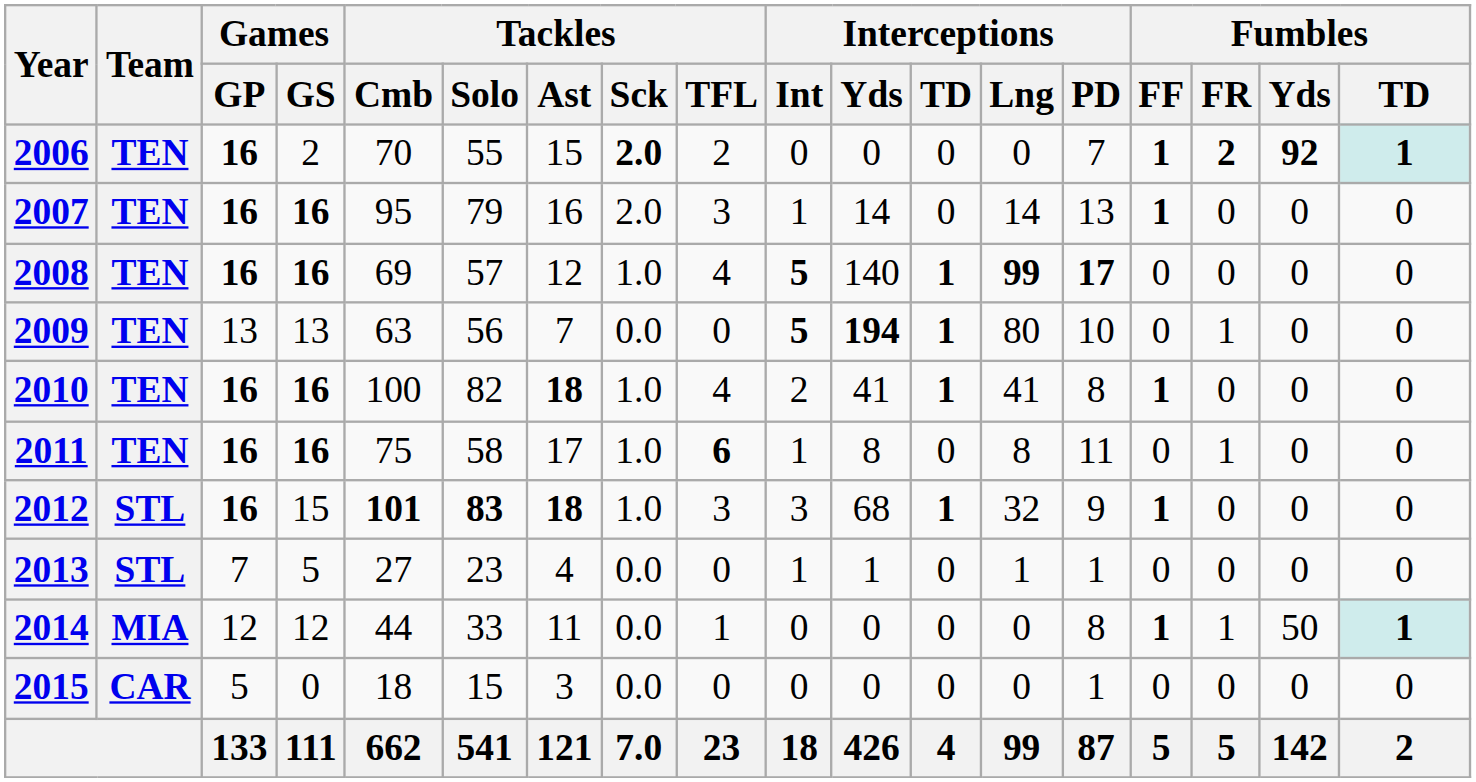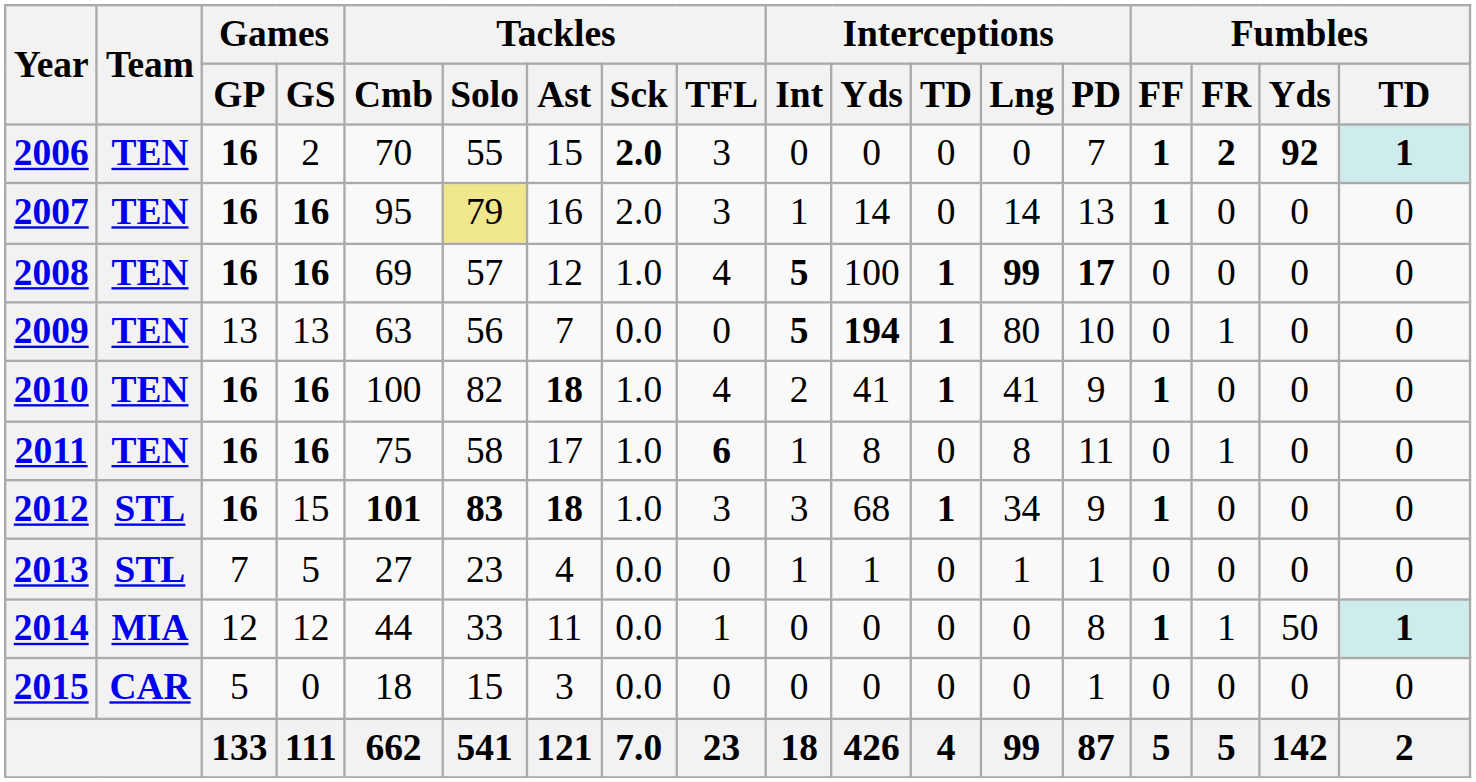(722, 152) 2 -> (722, 152) 3
(485, 212) no background -> (485, 212) khaki background
(872, 271) 140 -> (872, 271) 100
(1096, 390) 8 -> (1096, 390) 9
(1022, 509) 32 -> (1022, 509) 34
